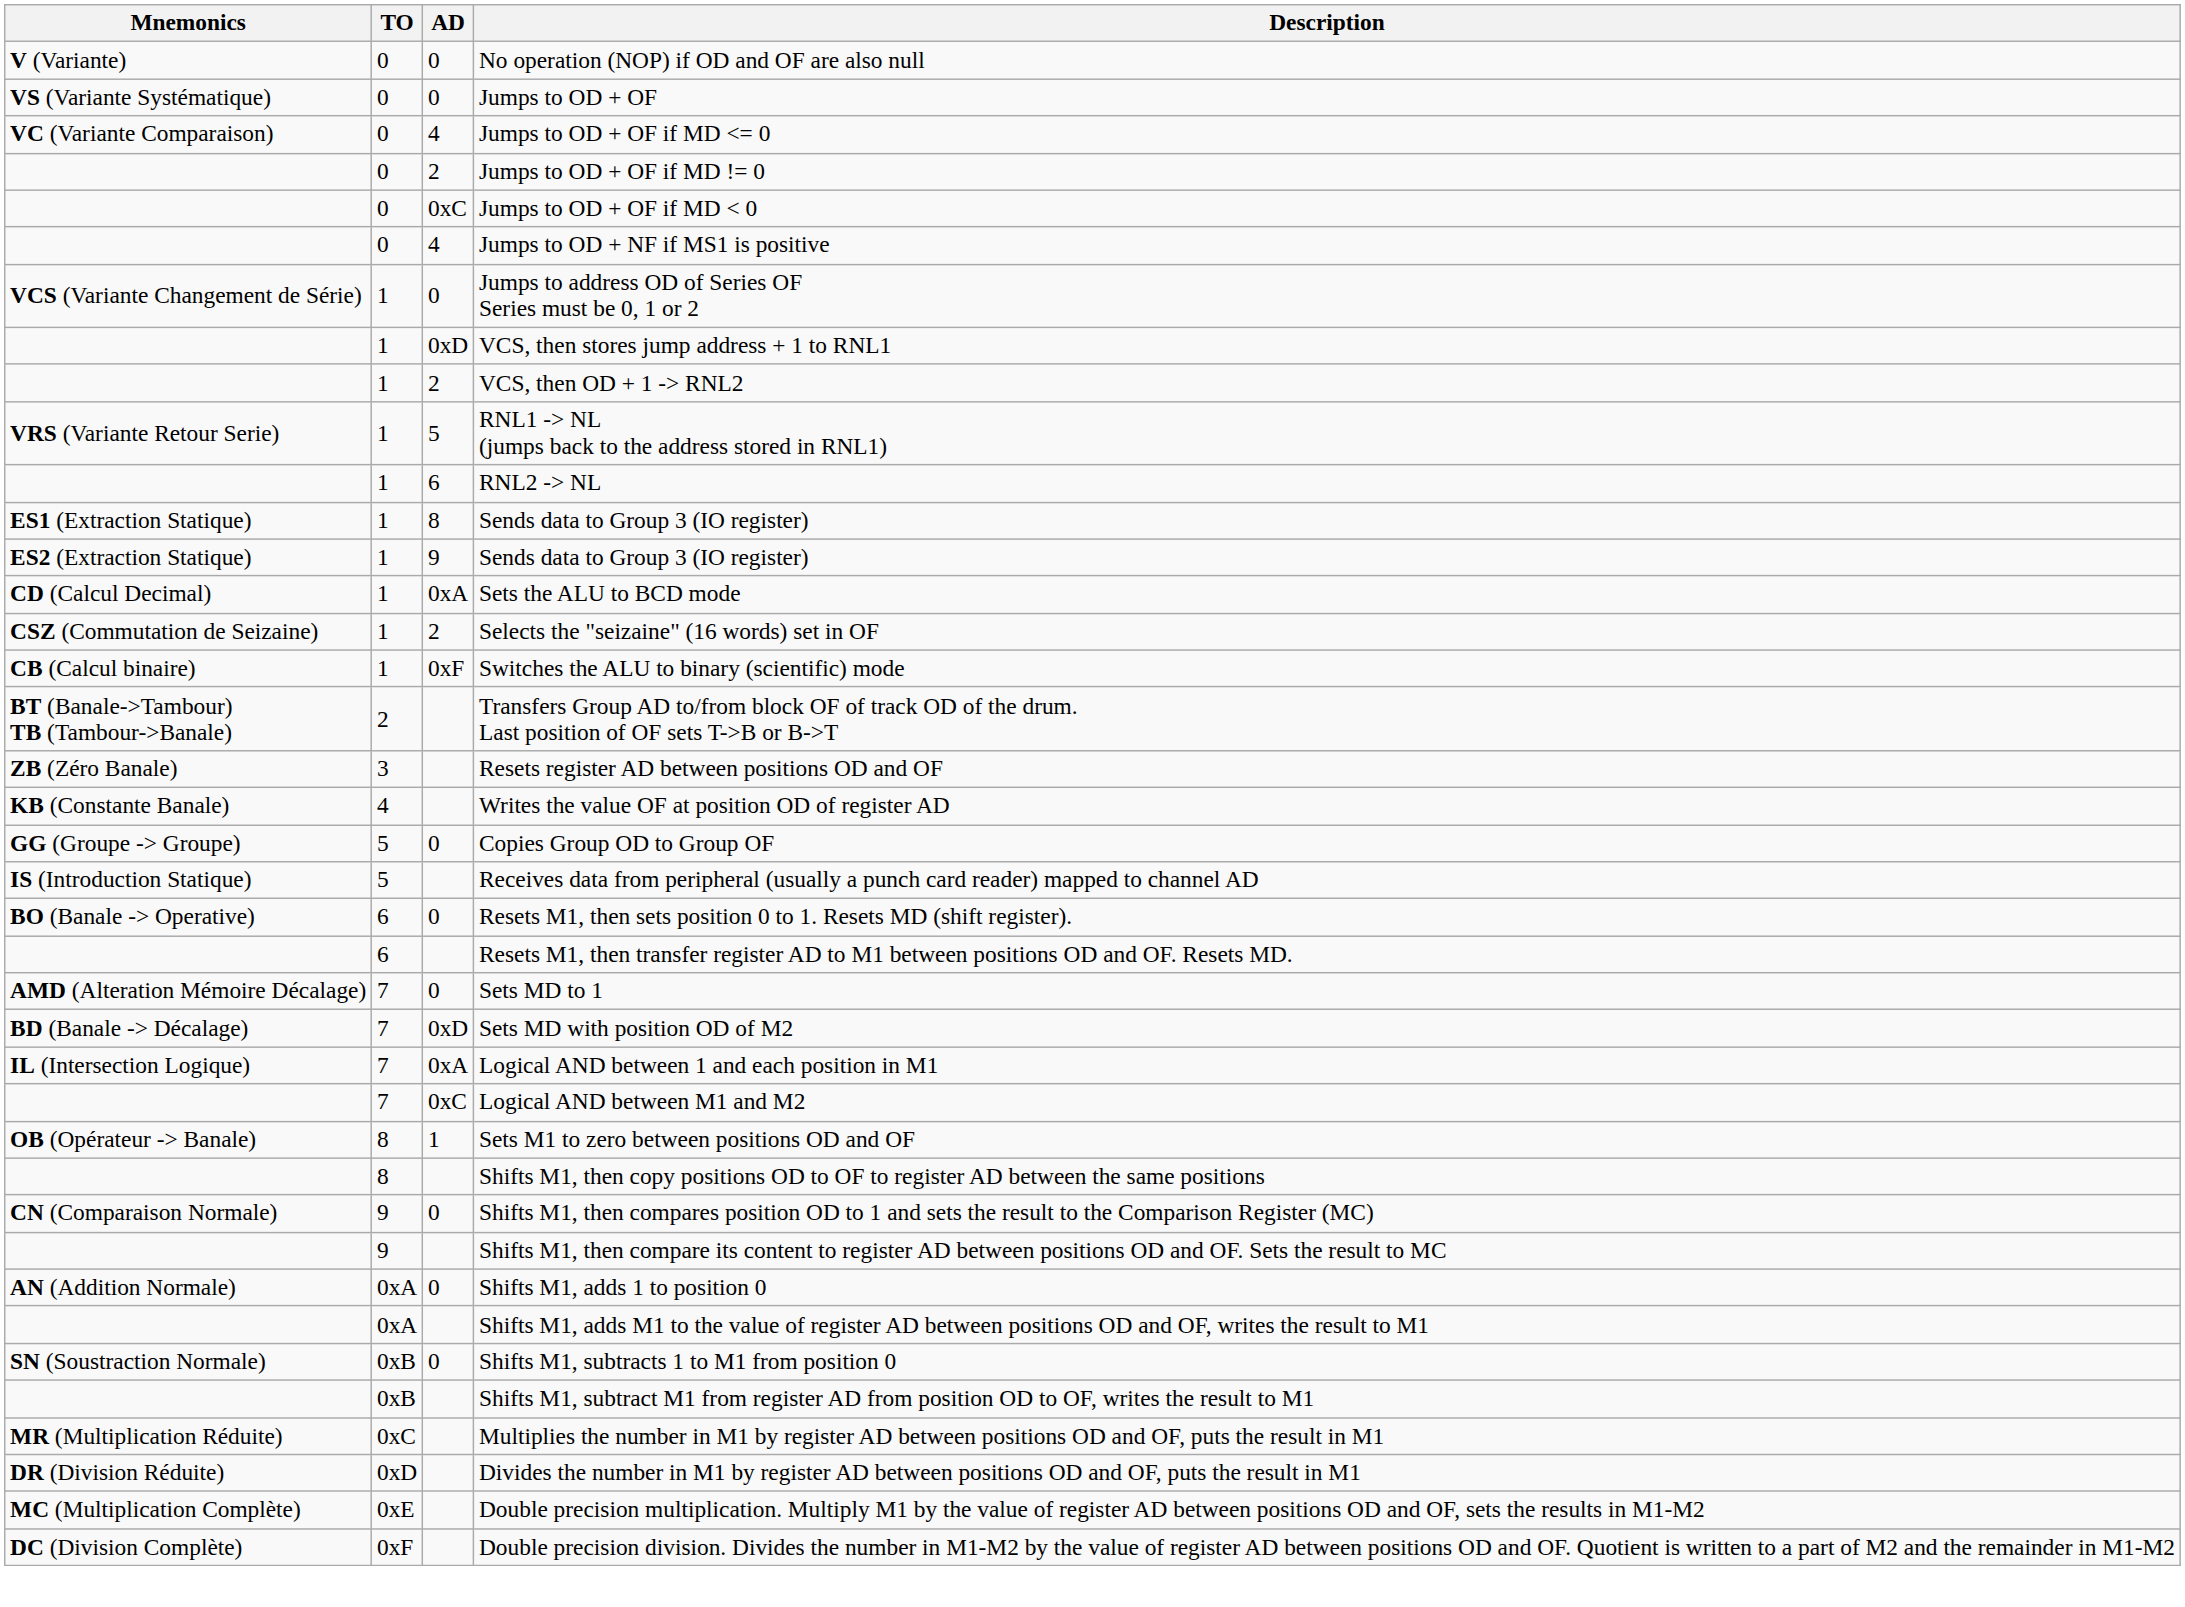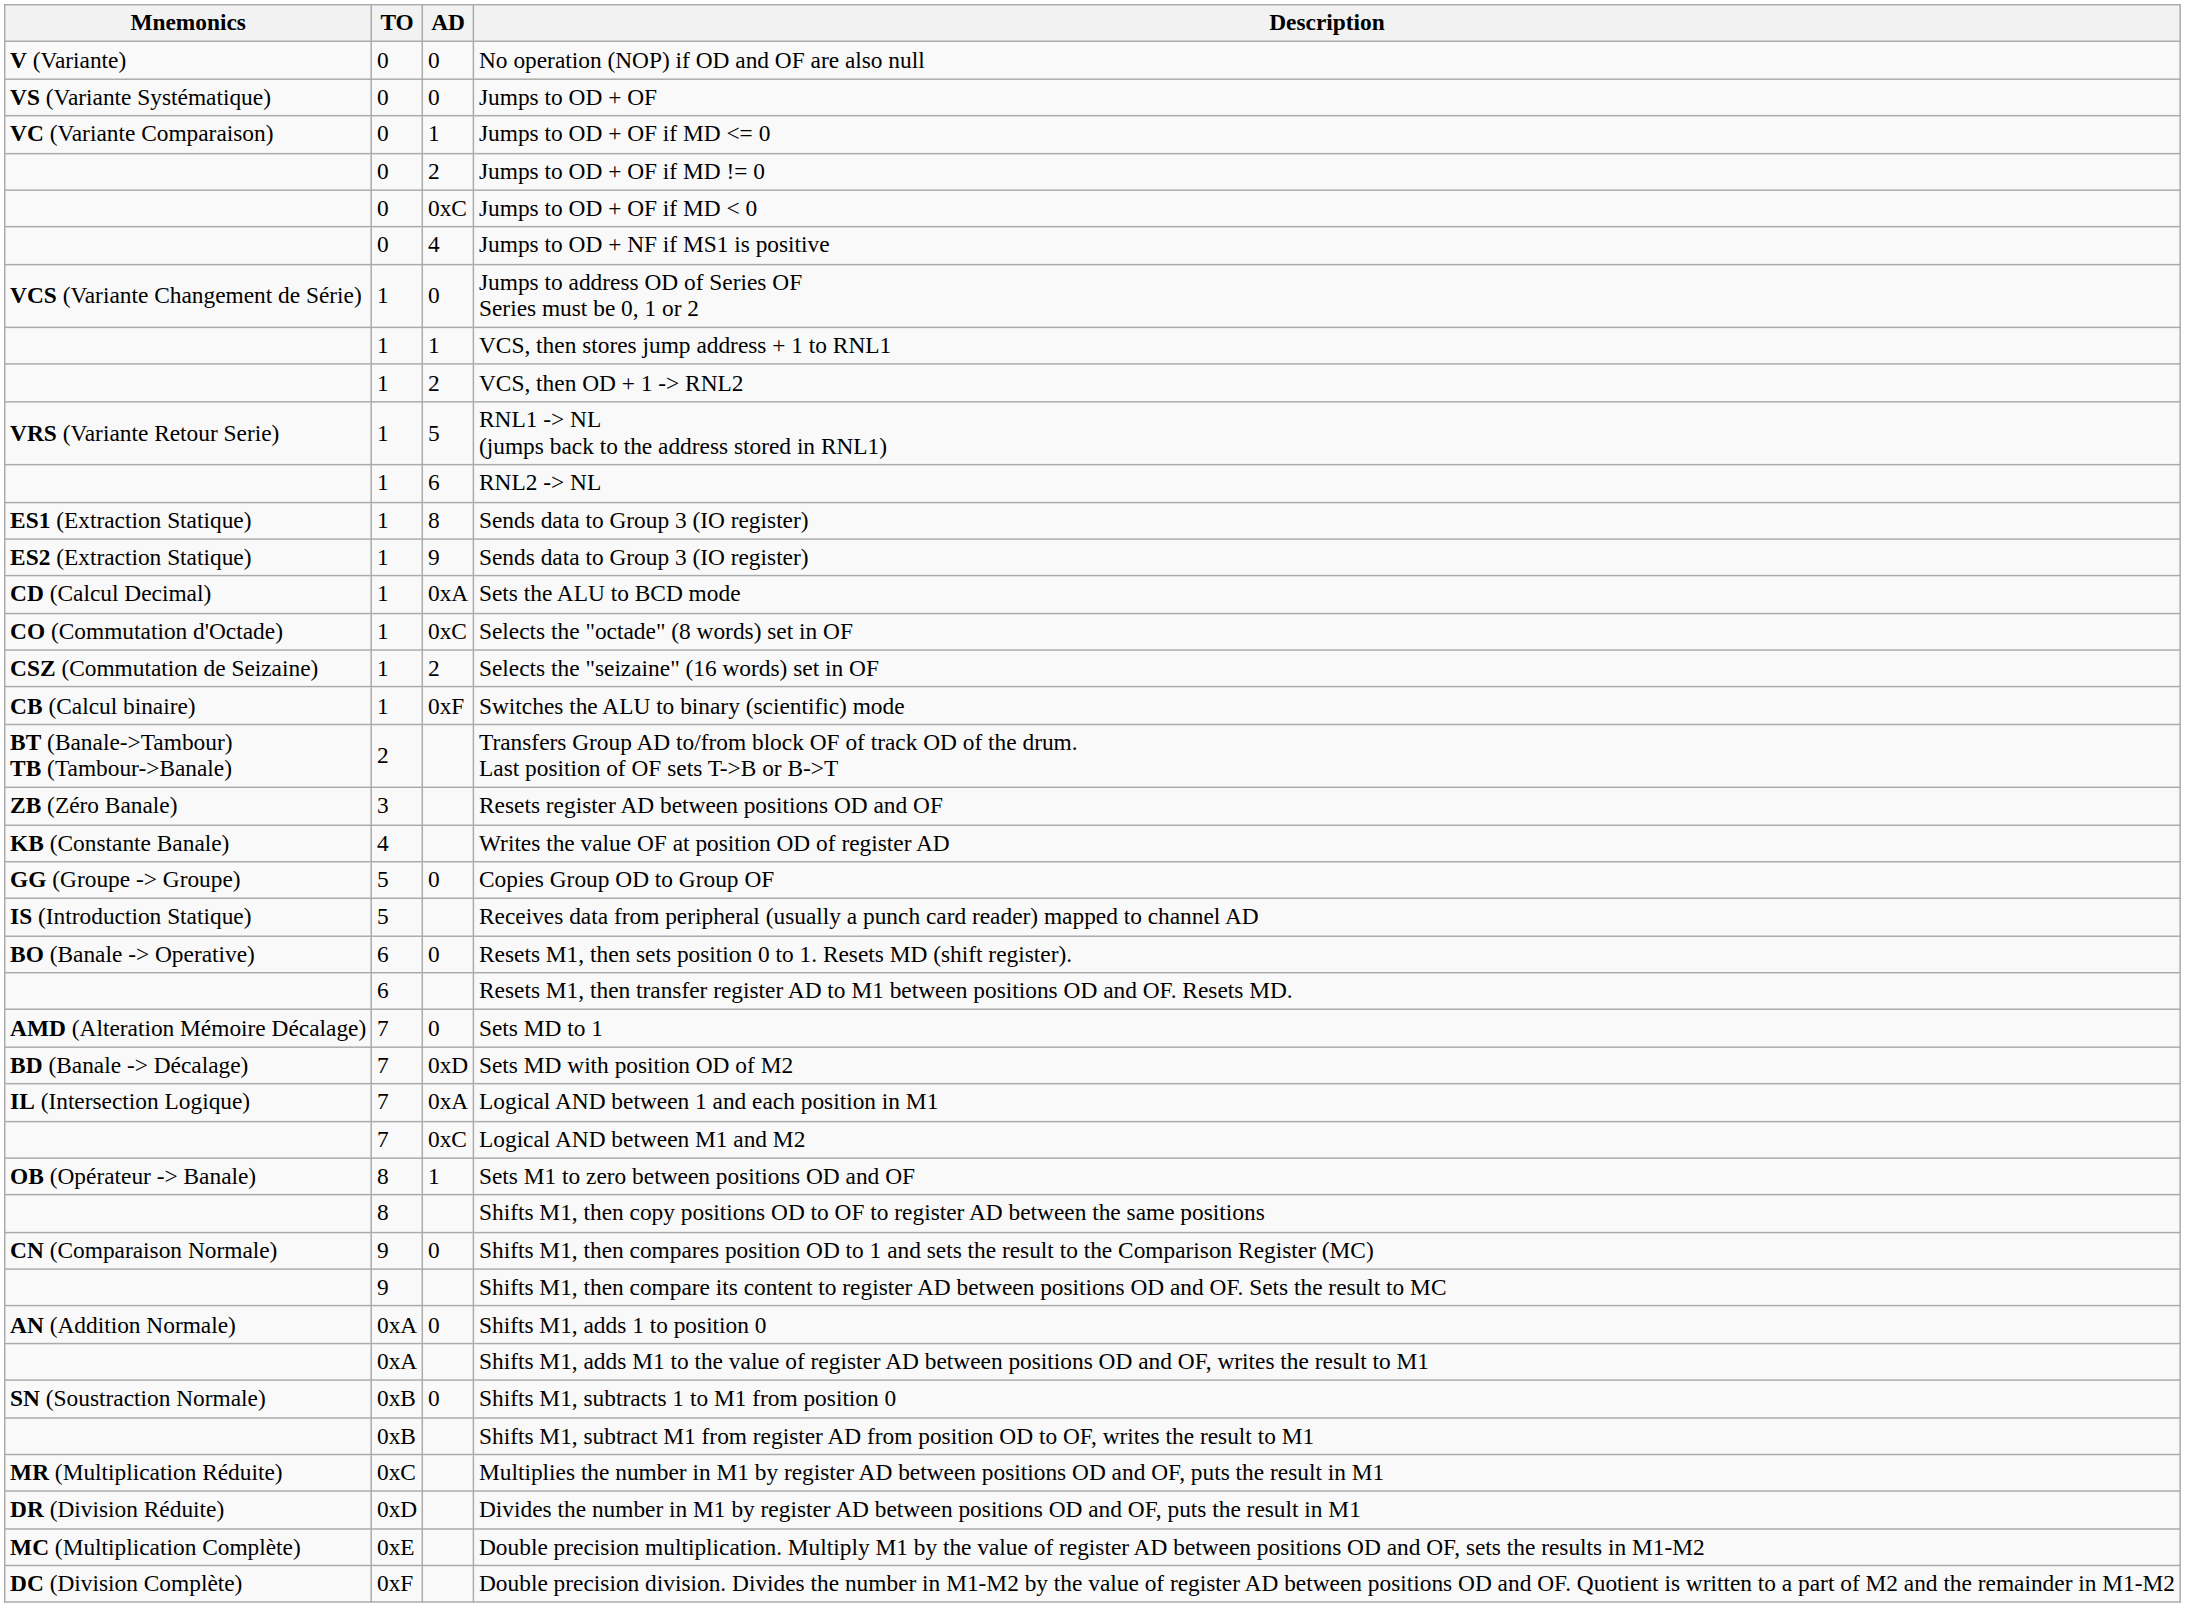(434, 134) 4 -> (434, 134) 1
(448, 345) 0xD -> (434, 345) 1
+ row: (147, 631)
